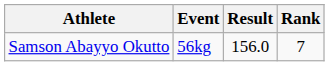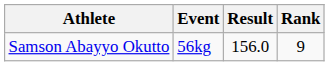(301, 46) 7 -> (301, 46) 9
